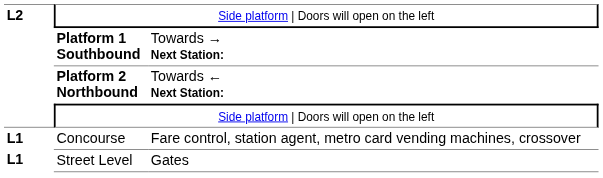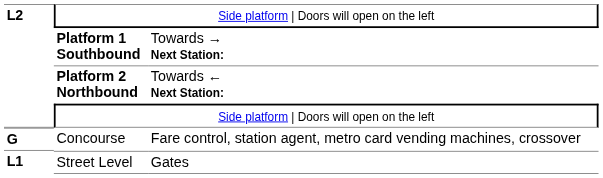(15, 138) L1 -> (12, 139) G
